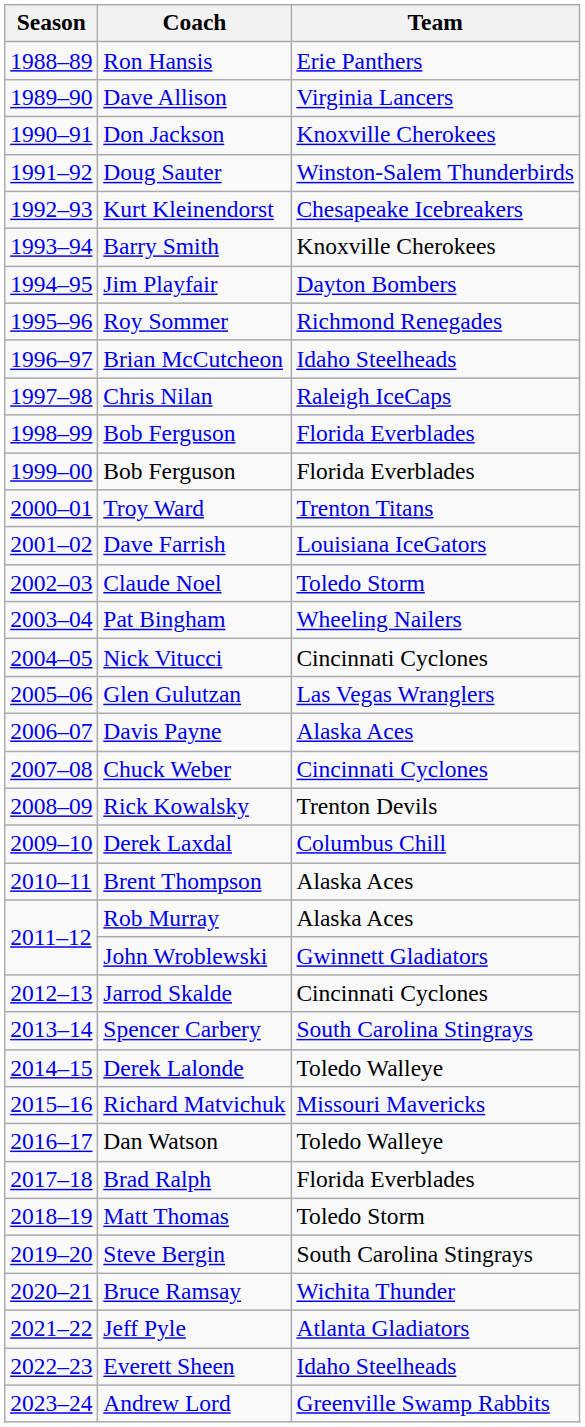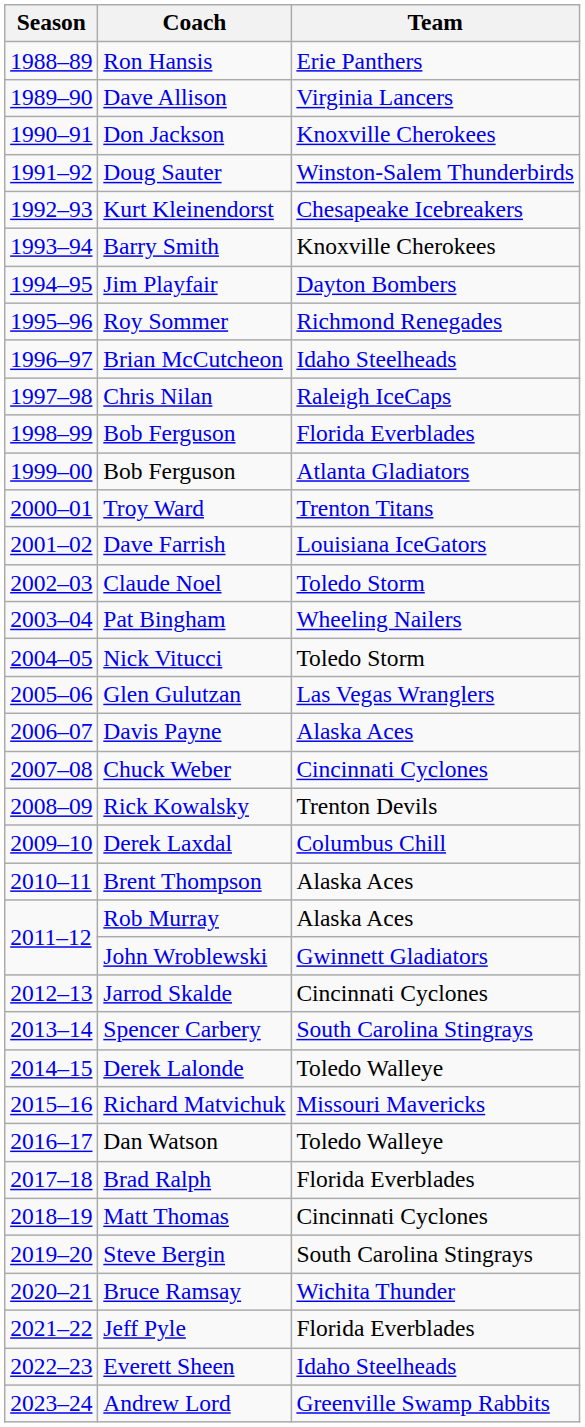(386, 470) Florida Everblades -> (383, 470) Atlanta Gladiators
(392, 657) Cincinnati Cyclones -> (361, 657) Toledo Storm
(361, 1216) Toledo Storm -> (392, 1216) Cincinnati Cyclones
(383, 1328) Atlanta Gladiators -> (386, 1328) Florida Everblades
